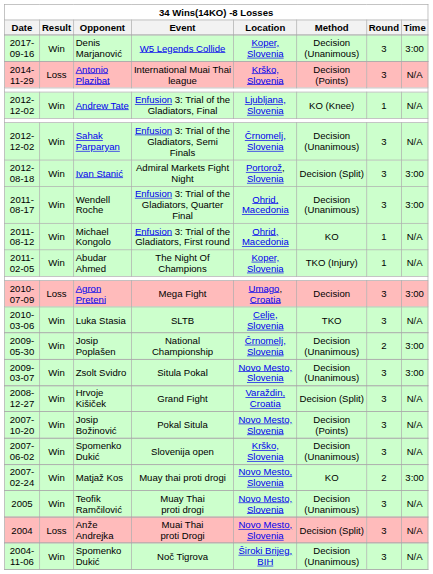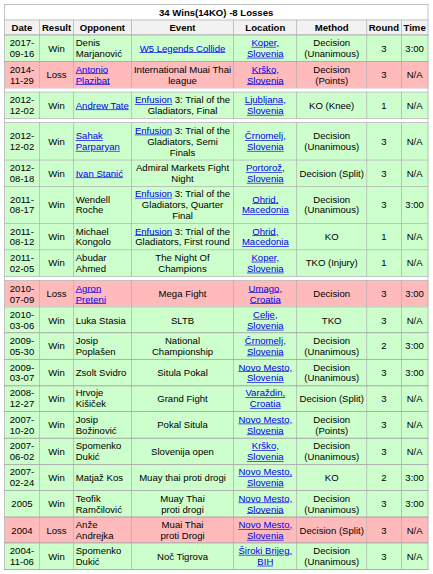(415, 173) 3:00 -> (415, 173) N/A
(415, 504) N/A -> (415, 504) 3:00
